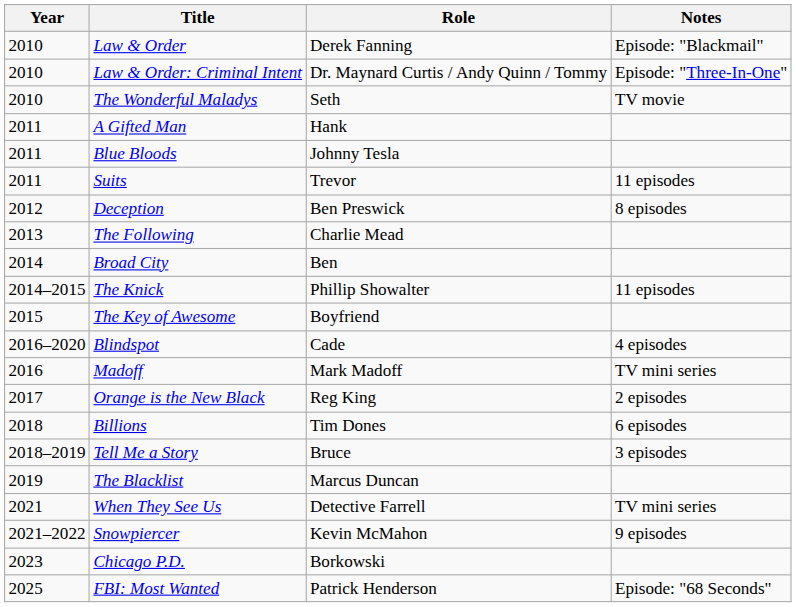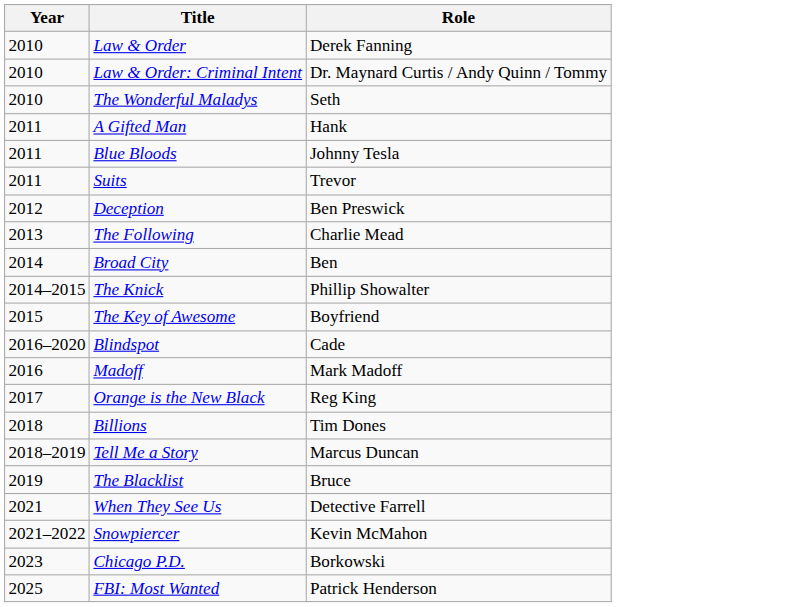- column: (701, 18)
(330, 452) Bruce -> (364, 452) Marcus Duncan
(364, 479) Marcus Duncan -> (330, 479) Bruce
